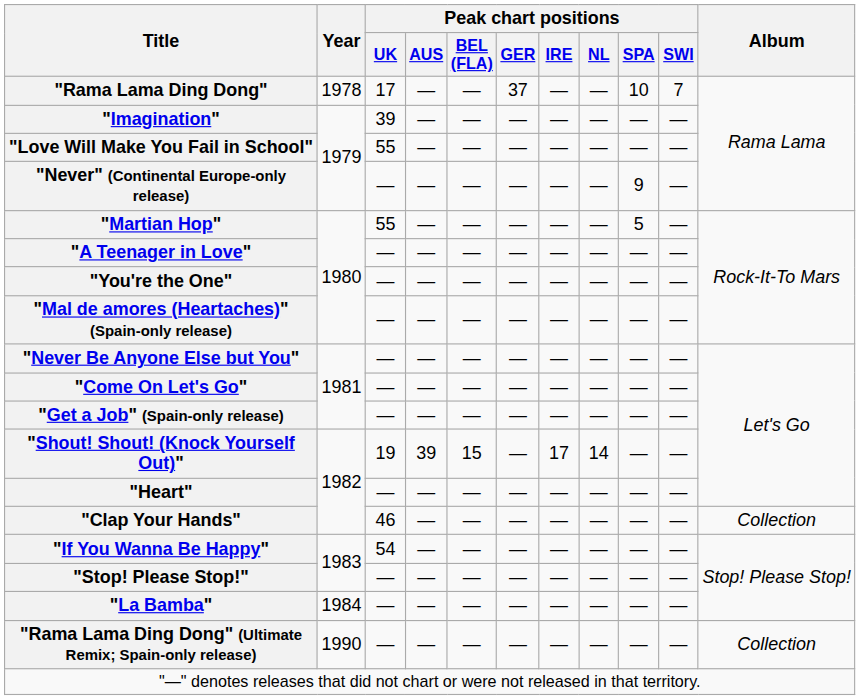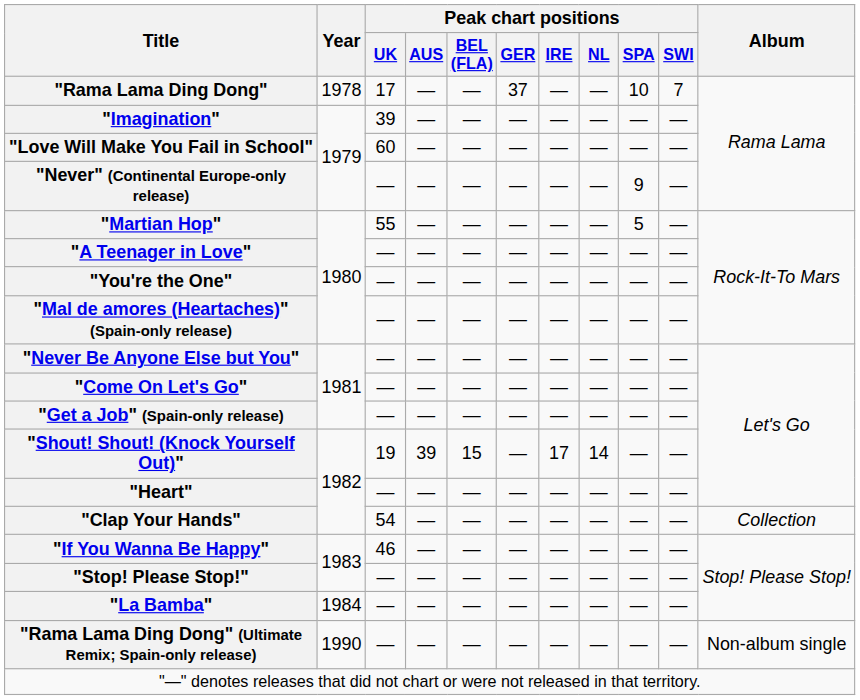(385, 147) 55 -> (385, 147) 60
(385, 520) 46 -> (385, 520) 54
(385, 548) 54 -> (385, 548) 46
(777, 644) Collection -> (777, 644) Non-album single
